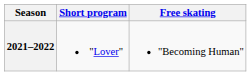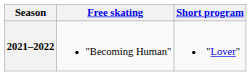columns swapped: (93, 12) <-> (188, 12)
